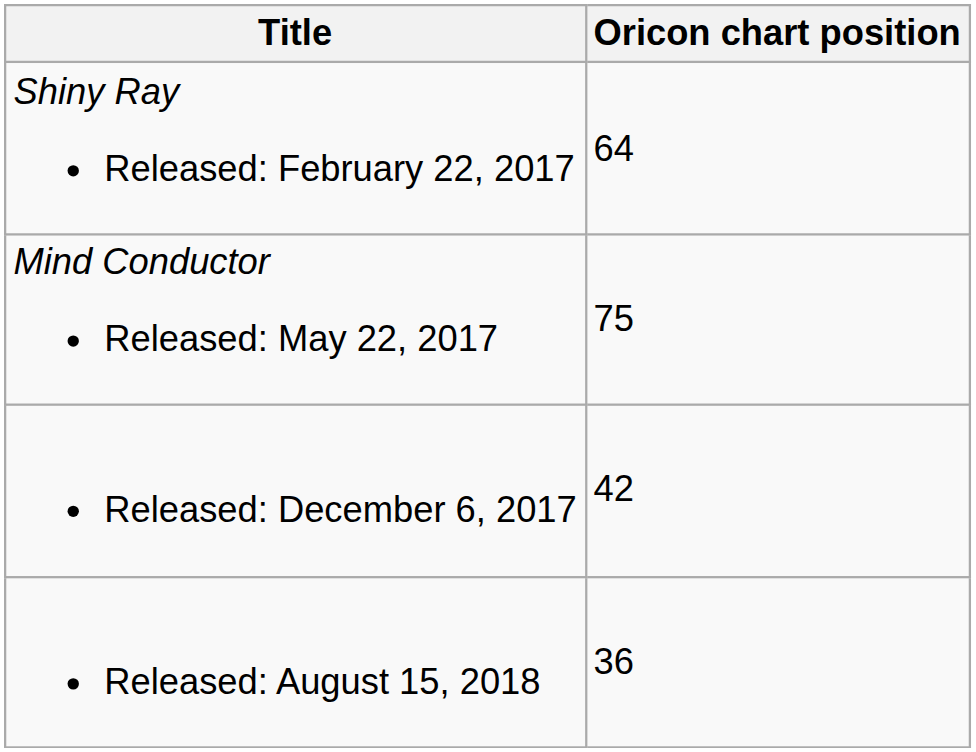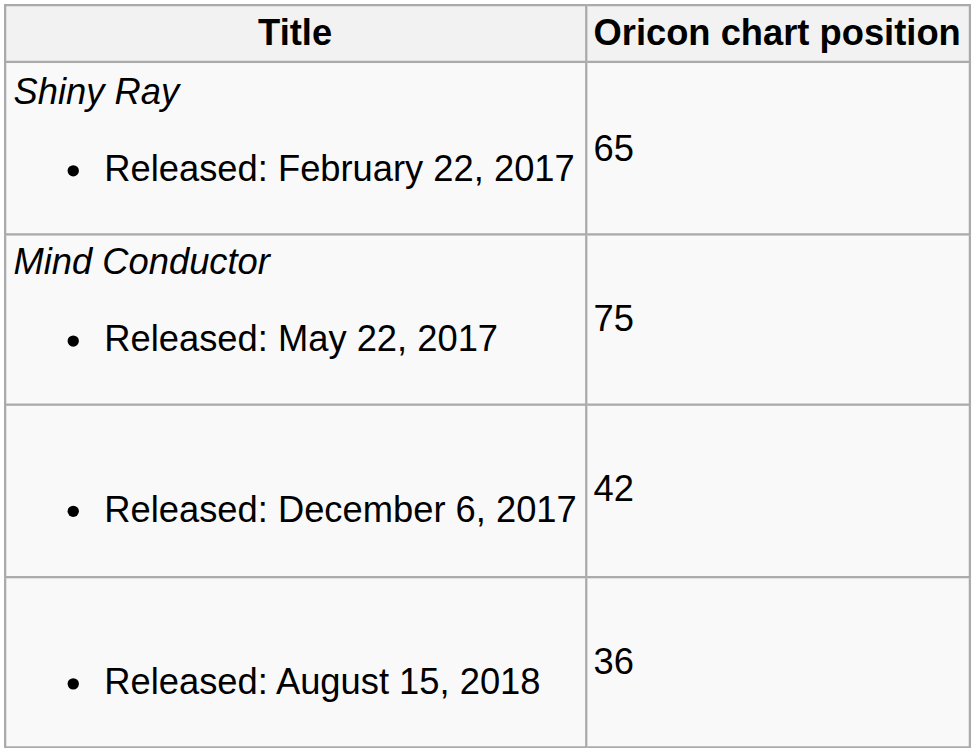(614, 147) 64 -> (614, 147) 65
